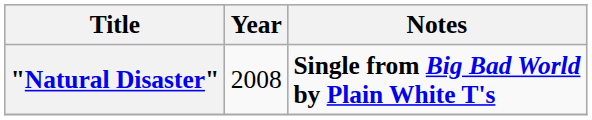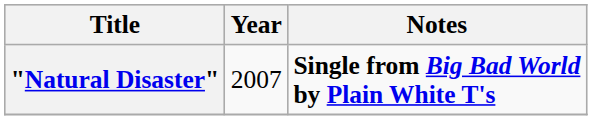(256, 79) 2008 -> (256, 79) 2007
